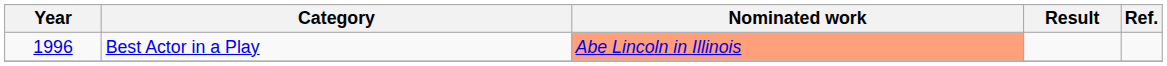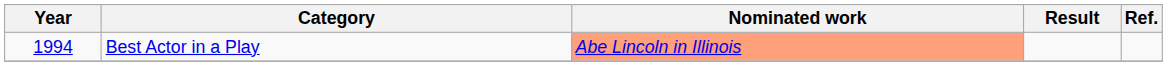(53, 46) 1996 -> (53, 46) 1994
